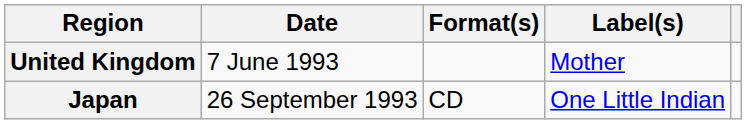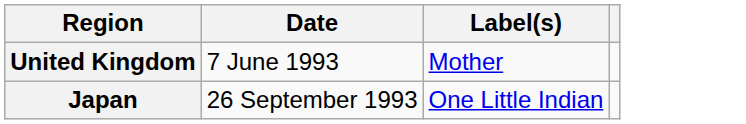- column: (484, 23)
